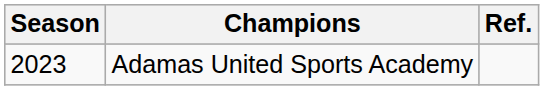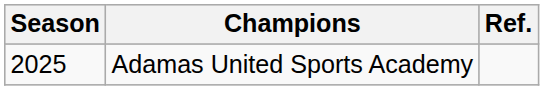(39, 64) 2023 -> (39, 64) 2025
